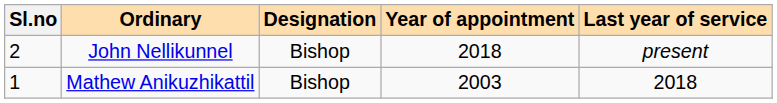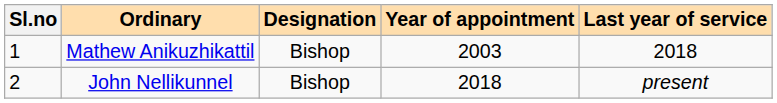rows swapped: (160, 82) <-> (160, 51)
